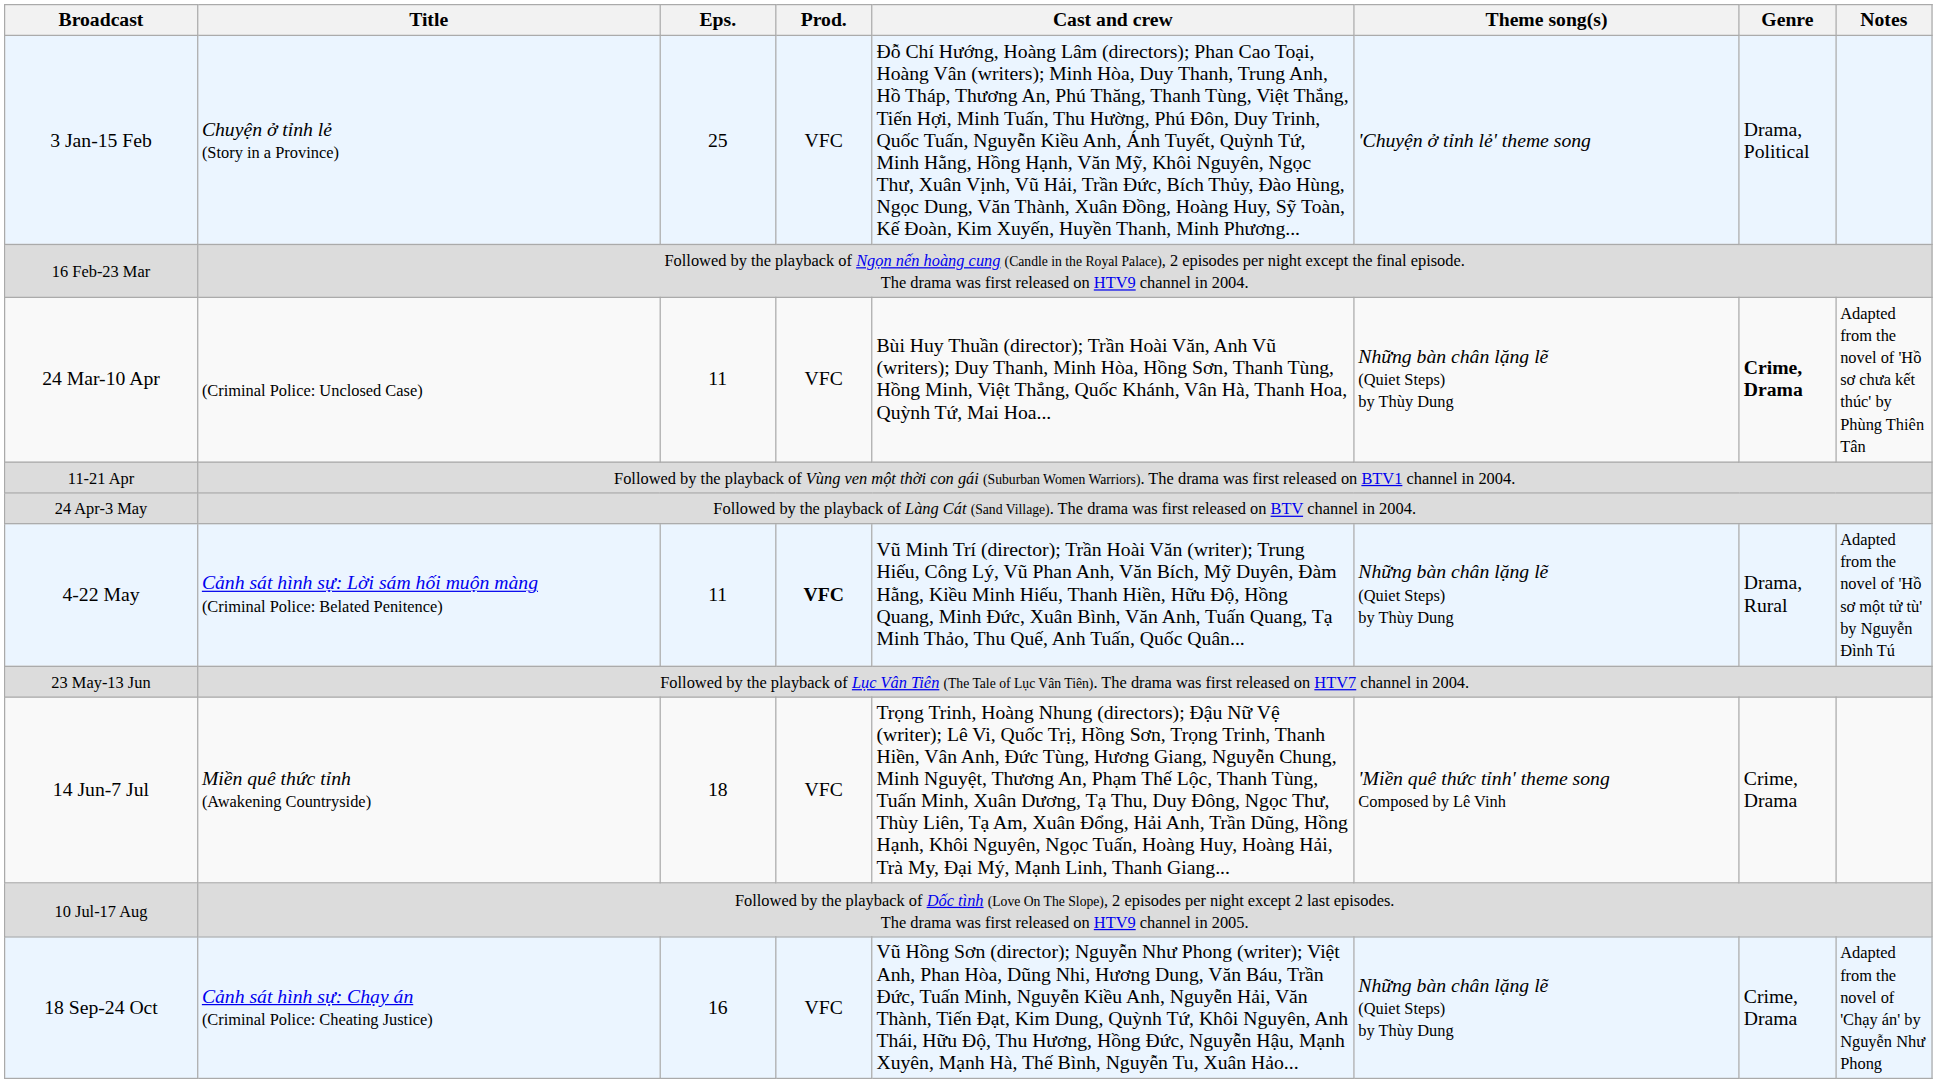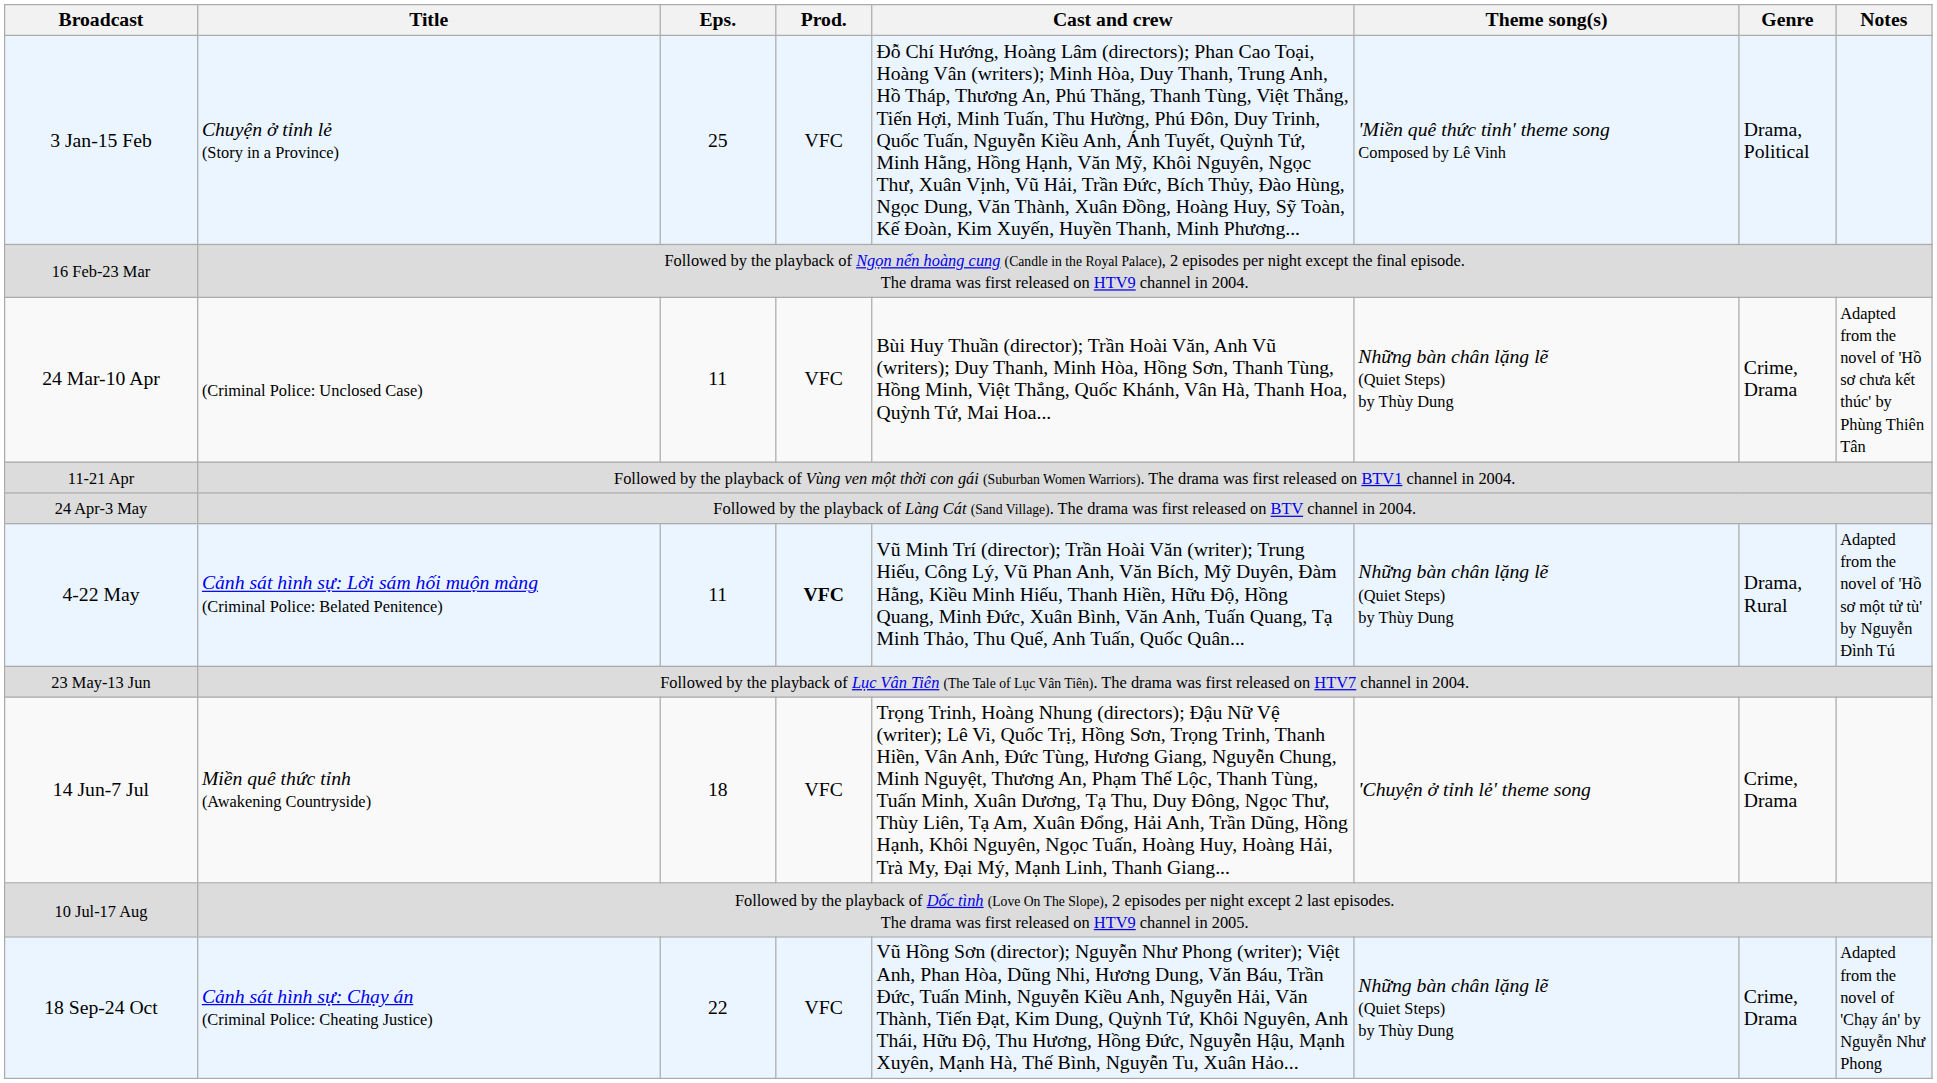(1475, 139) 'Chuyện ở tỉnh lẻ' theme song -> (1484, 139) 'Miền quê thức tỉnh' theme song Composed by Lê Vinh
(1773, 379) bold -> (1771, 379) normal
(1484, 790) 'Miền quê thức tỉnh' theme song Composed by Lê Vinh -> (1475, 790) 'Chuyện ở tỉnh lẻ' theme song
(718, 1007) 16 -> (718, 1007) 22
